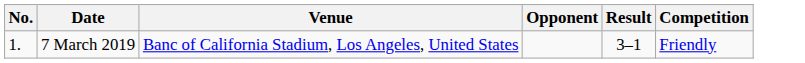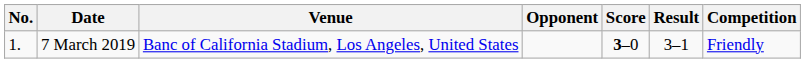+ column: (626, 17)
